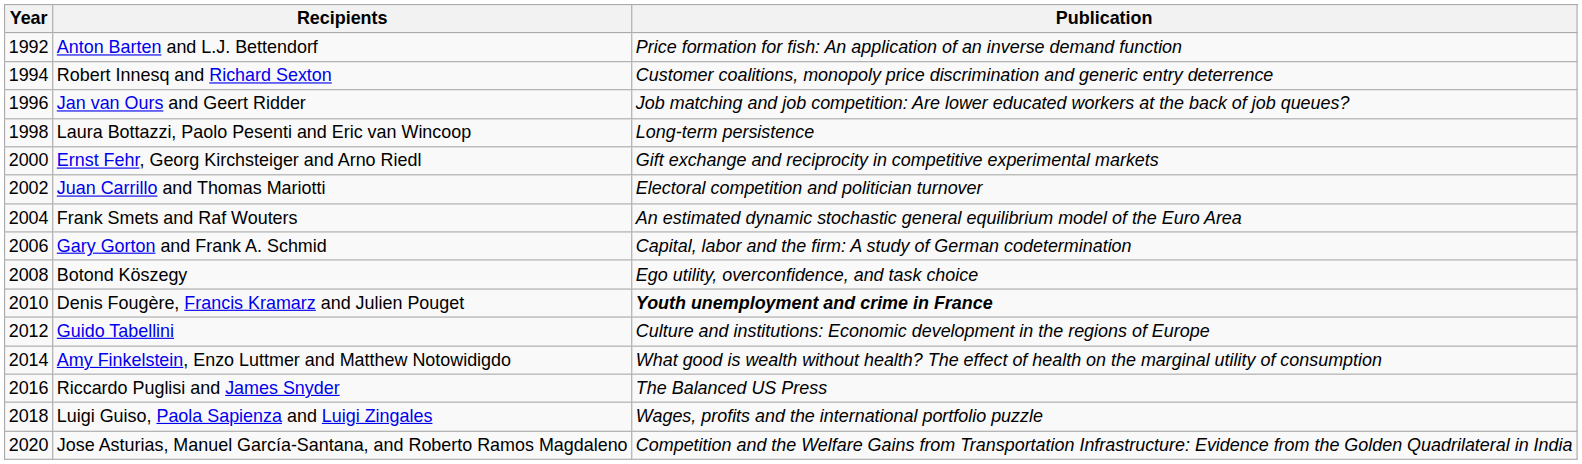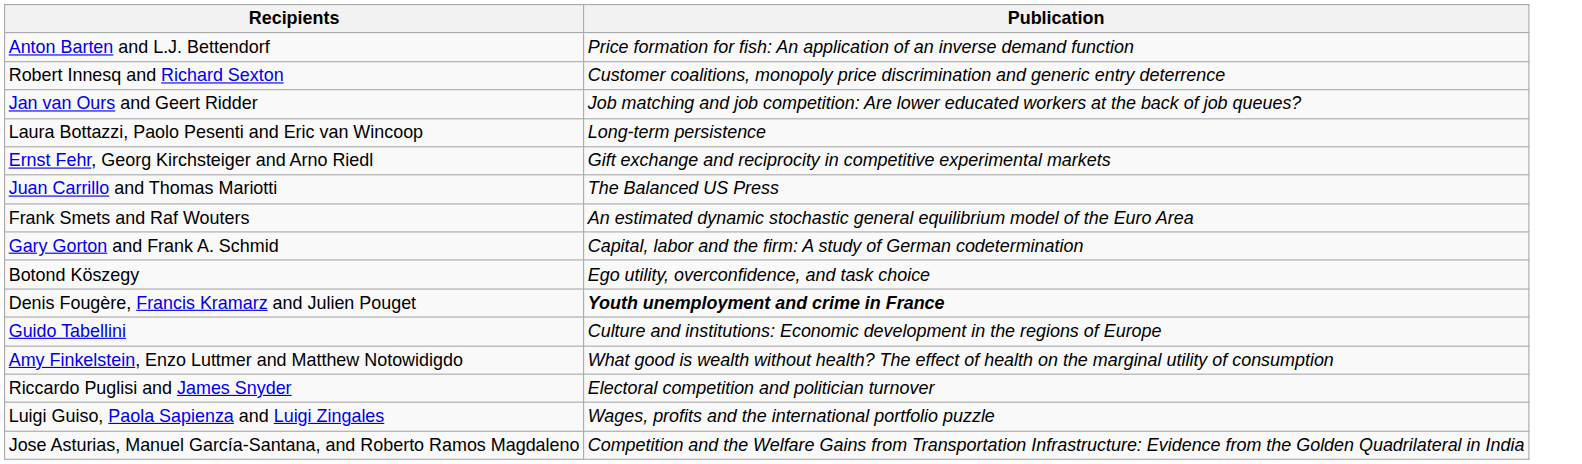- column: (29, 18)
(809, 189) Electoral competition and politician turnover -> (683, 189) The Balanced US Press
(731, 388) The Balanced US Press -> (761, 388) Electoral competition and politician turnover
